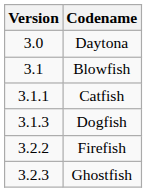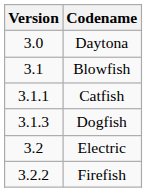+ row: (102, 148)
- row: (102, 174)
